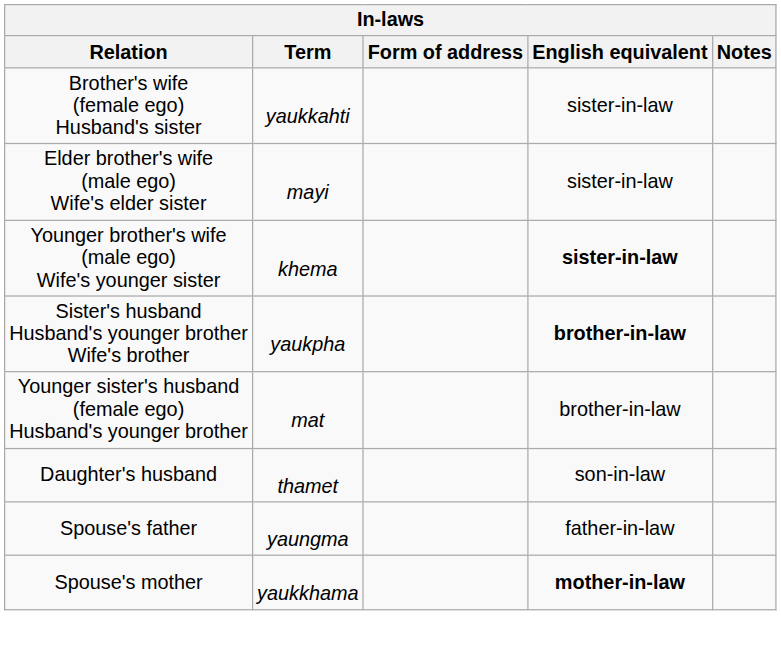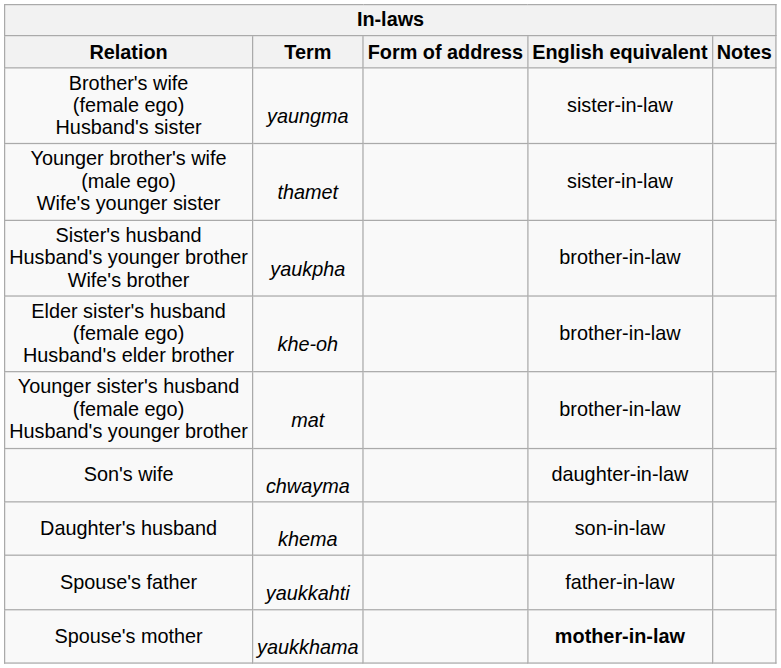(308, 116) yaukkahti -> (308, 116) yaungma
- row: (129, 181)
(308, 268) khema -> (308, 192) thamet
(620, 257) bold -> (620, 181) normal
(620, 333) bold -> (620, 257) normal
+ row: (129, 333)
+ row: (129, 474)
(308, 486) thamet -> (308, 539) khema
(308, 539) yaungma -> (308, 593) yaukkahti
